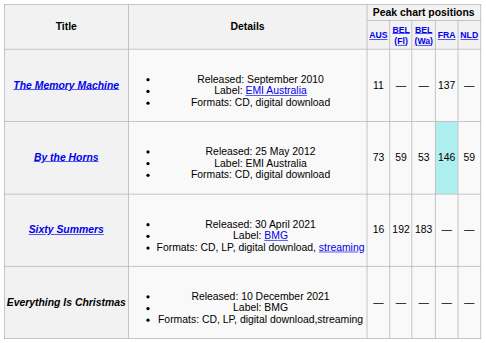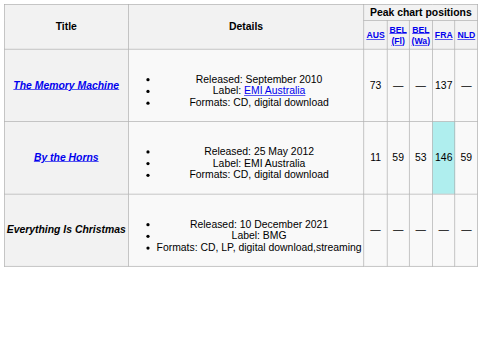(378, 85) 11 -> (376, 85) 73
(378, 157) 73 -> (376, 157) 11
- row: (66, 230)
